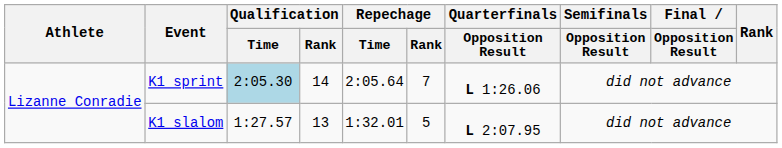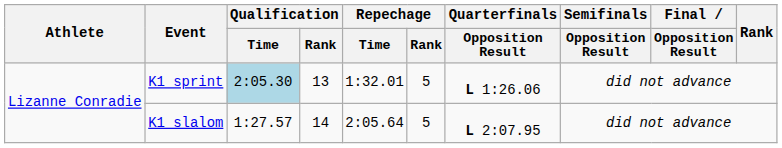(321, 83) 14 -> (321, 83) 13
(375, 83) 2:05.64 -> (375, 83) 1:32.01
(426, 83) 7 -> (426, 83) 5
(321, 123) 13 -> (321, 123) 14
(375, 123) 1:32.01 -> (375, 123) 2:05.64
